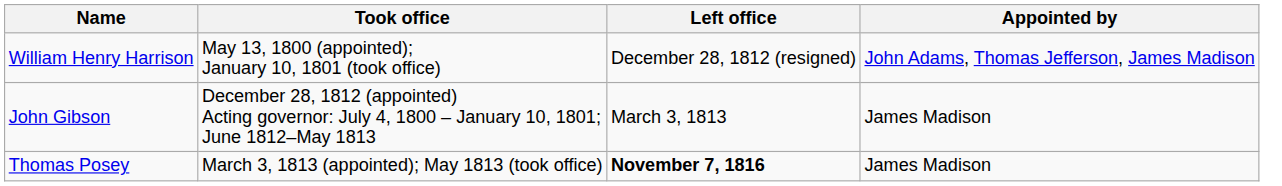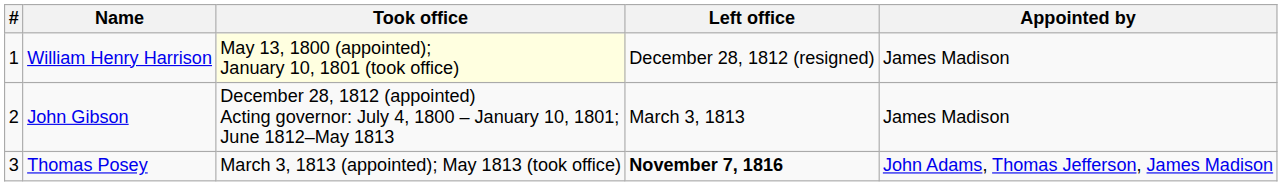+ column: (14, 18)
(321, 57) no background -> (340, 57) lightyellow background
(1060, 57) John Adams, Thomas Jefferson, James Madison -> (946, 57) James Madison
(928, 165) James Madison -> (1078, 165) John Adams, Thomas Jefferson, James Madison
